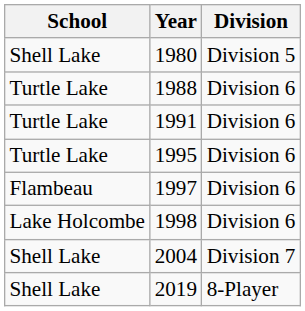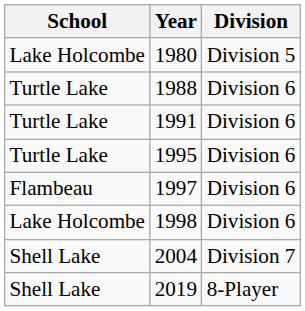(55, 54) Shell Lake -> (77, 54) Lake Holcombe
